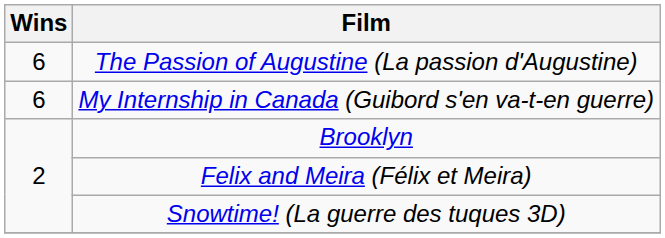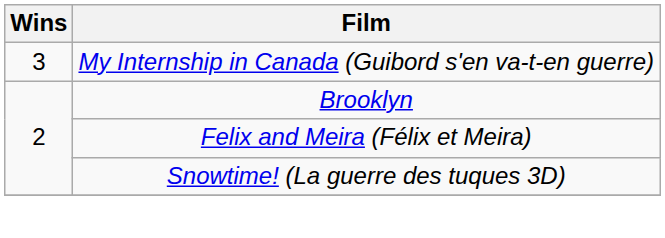- row: (366, 61)
(39, 99) 6 -> (39, 61) 3
